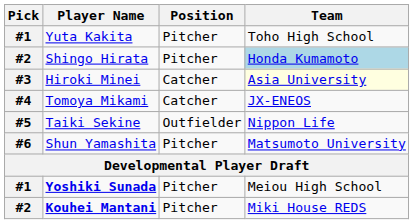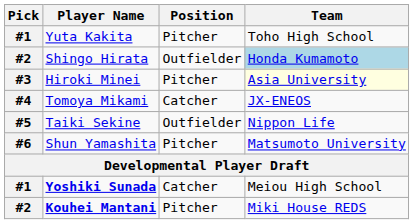(190, 58) Pitcher -> (202, 58) Outfielder
(190, 79) Catcher -> (190, 79) Pitcher
(190, 186) Pitcher -> (190, 186) Catcher
